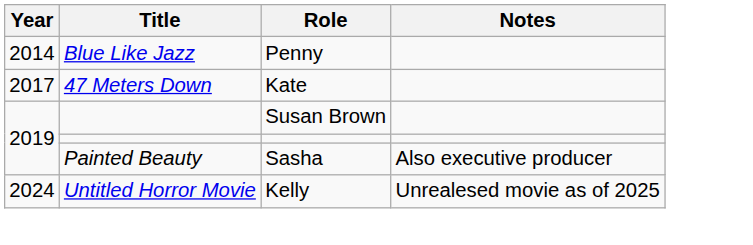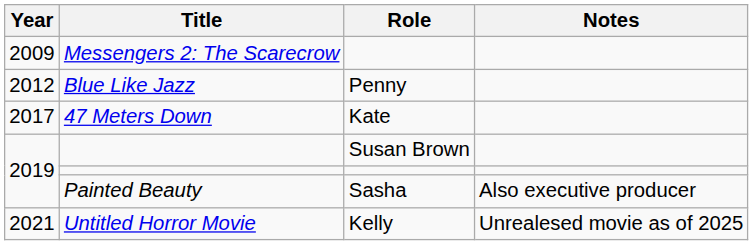+ row: (202, 52)
(32, 52) 2014 -> (32, 85) 2012
(32, 191) 2024 -> (32, 223) 2021
